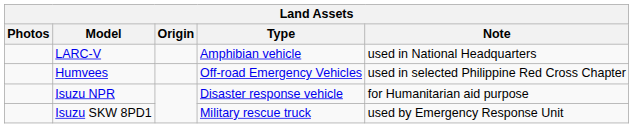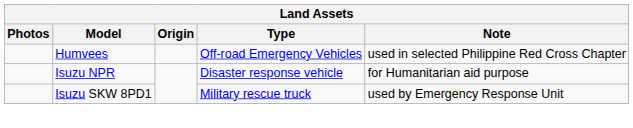- row: (78, 53)
